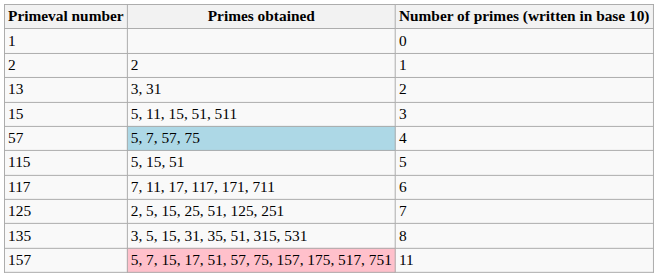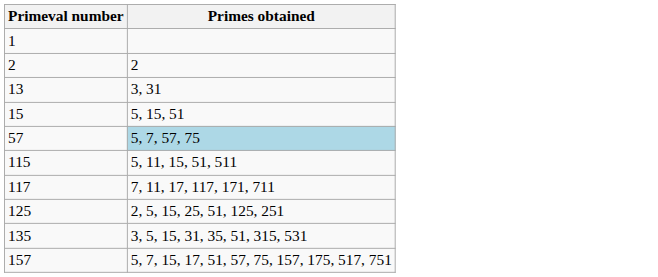- column: (524, 16)
(184, 114) 5, 11, 15, 51, 511 -> (158, 114) 5, 15, 51
(158, 162) 5, 15, 51 -> (184, 162) 5, 11, 15, 51, 511
(261, 260) pink background -> (261, 260) no background
